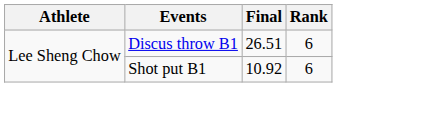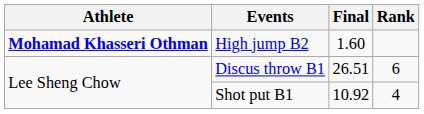+ row: (262, 43)
(309, 69) 6 -> (396, 95) 4
